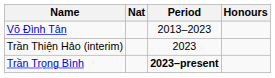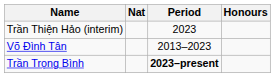rows swapped: (37, 30) <-> (65, 47)
